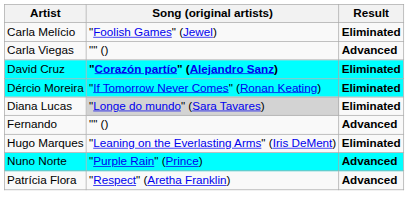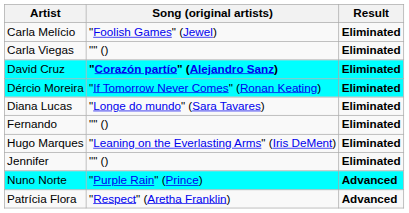(370, 50) Advanced -> (371, 50) Eliminated
(177, 106) lightgrey background -> (177, 106) no background
(370, 124) Advanced -> (371, 124) Eliminated
+ row: (28, 161)
